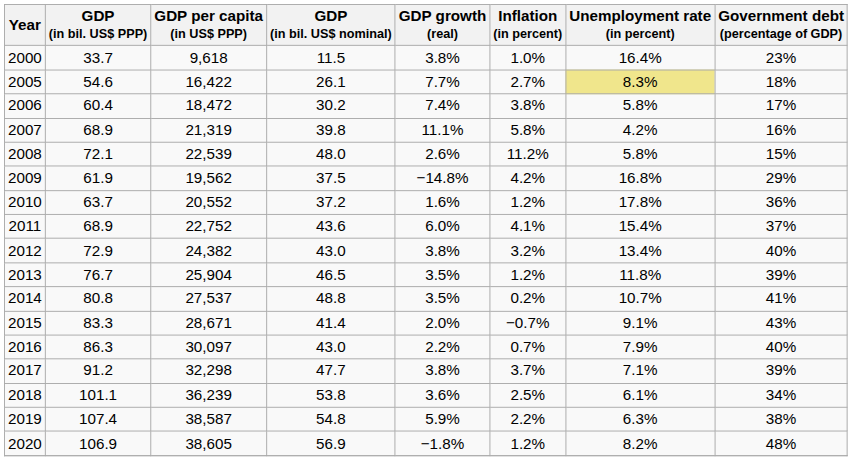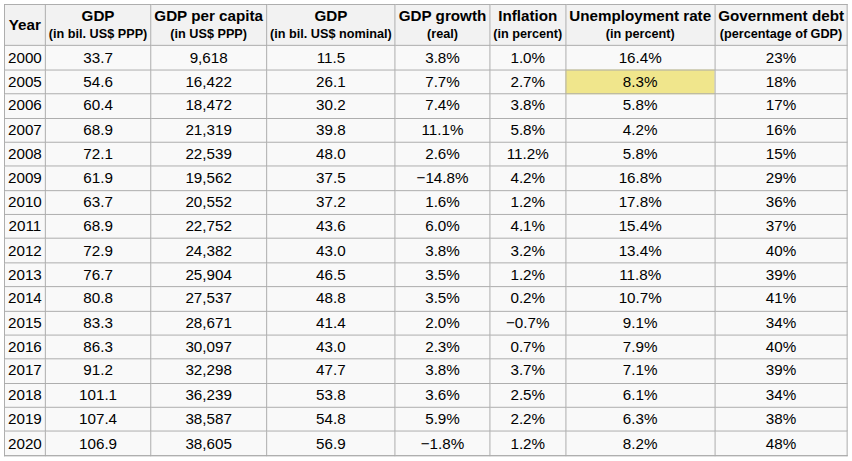(781, 322) 43% -> (781, 322) 34%
(442, 347) 2.2% -> (442, 347) 2.3%
